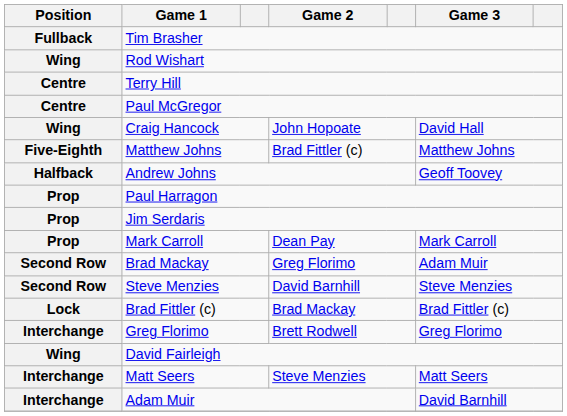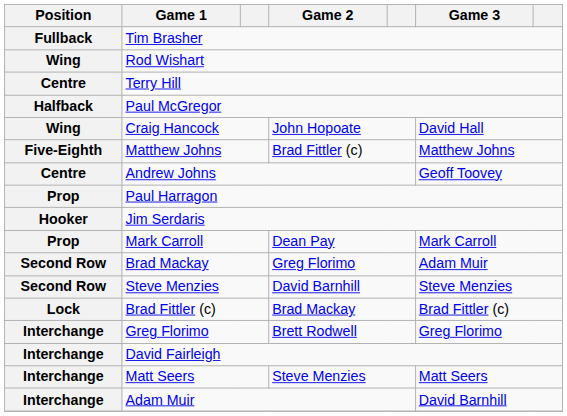(63, 106) Centre -> (63, 106) Halfback
(63, 173) Halfback -> (63, 173) Centre
(63, 219) Prop -> (63, 219) Hooker
(63, 354) Wing -> (63, 354) Interchange
